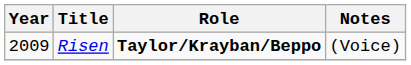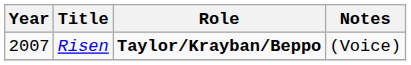(29, 46) 2009 -> (29, 46) 2007
